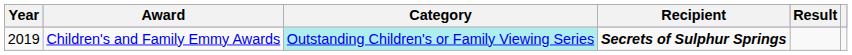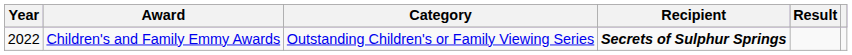(24, 38) 2019 -> (24, 38) 2022
(441, 38) paleturquoise background -> (441, 38) no background
